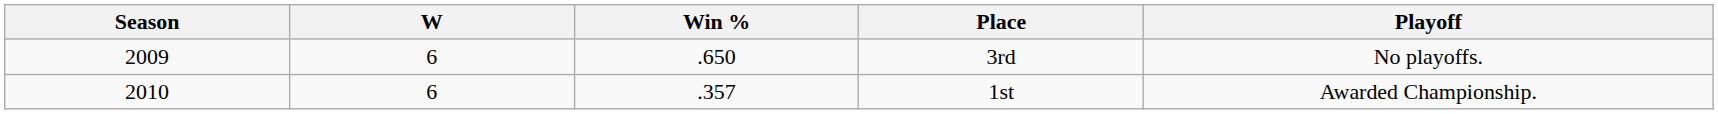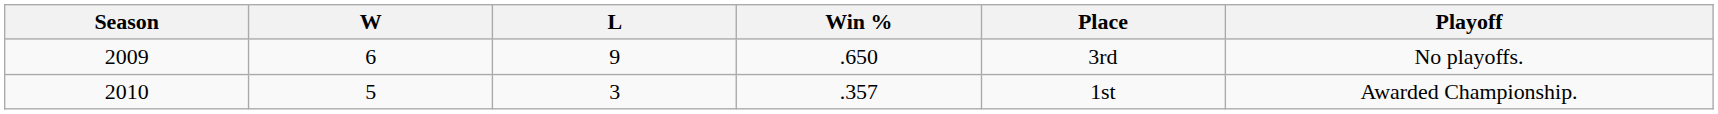+ column: (615, 21)
(432, 91) 6 -> (371, 91) 5
